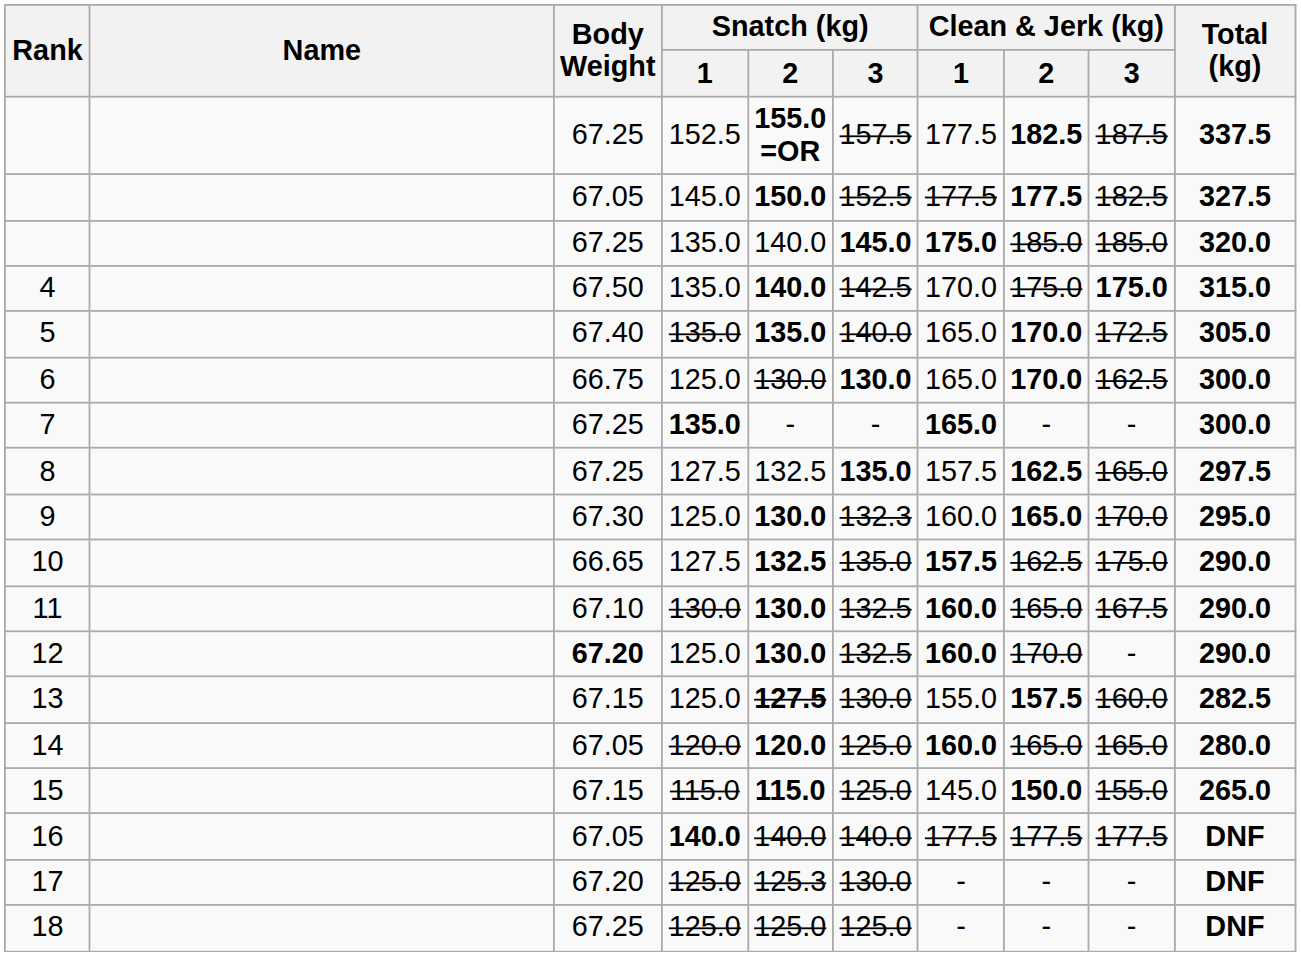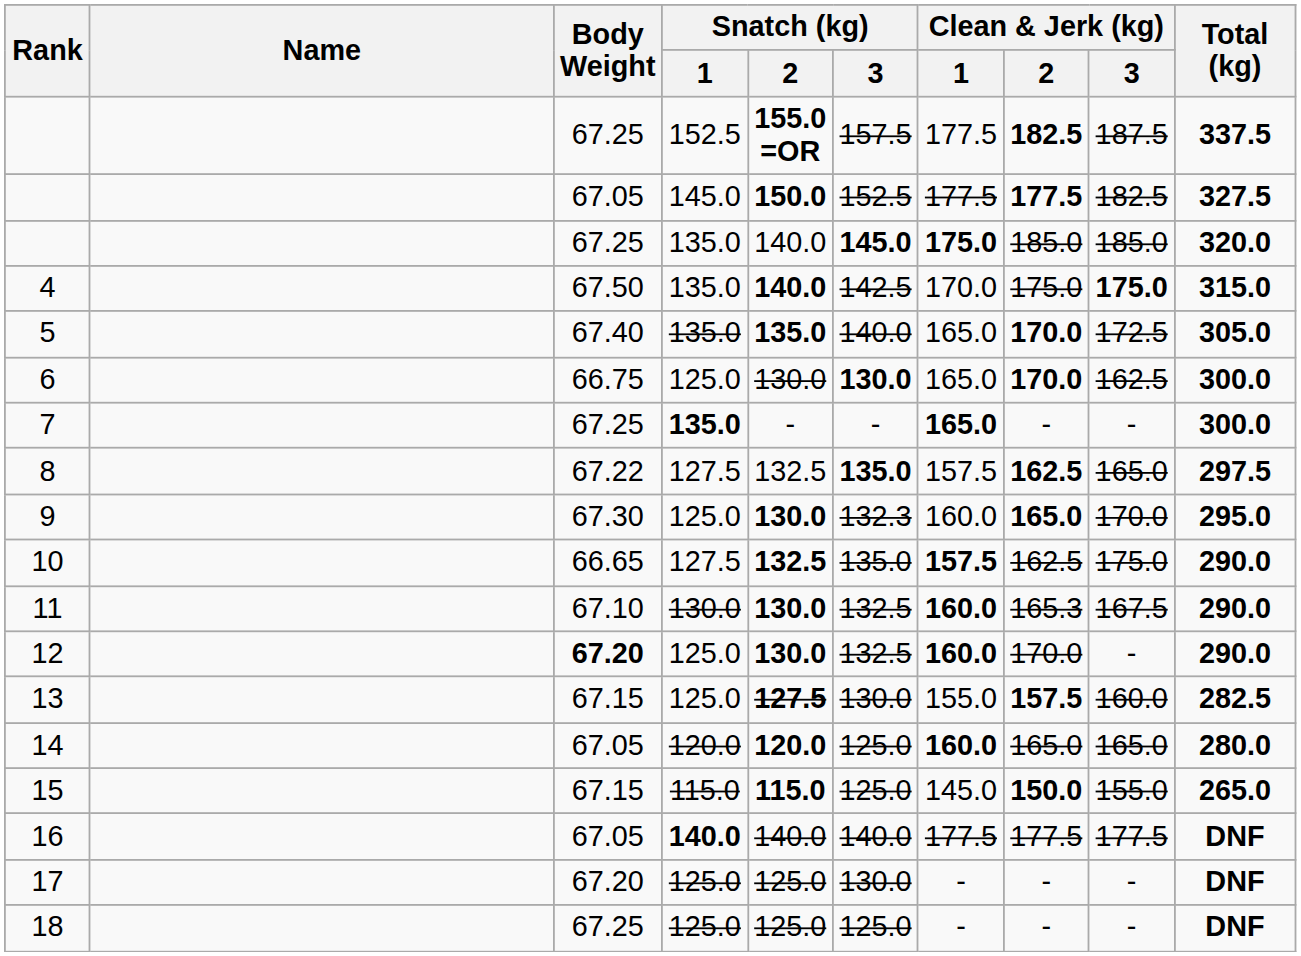(608, 470) 67.25 -> (608, 470) 67.22
(1046, 607) 165.0 -> (1046, 607) 165.3
(790, 881) 125.3 -> (790, 881) 125.0
